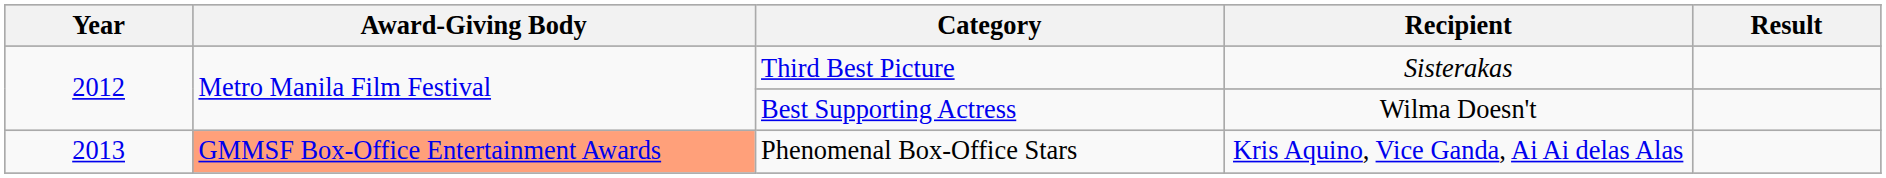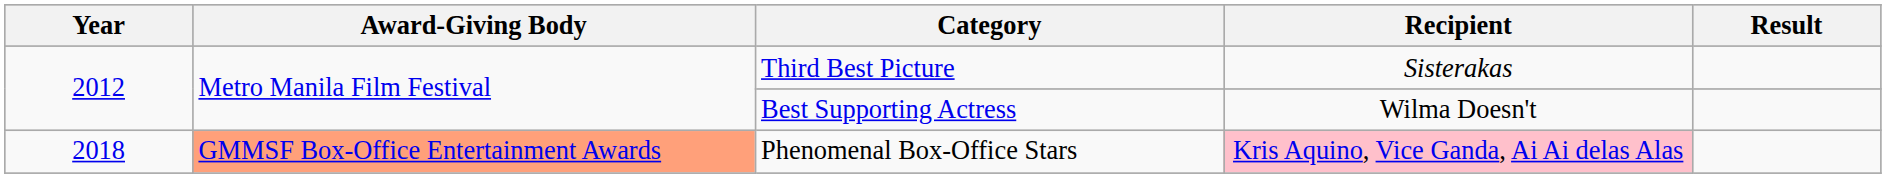(99, 151) 2013 -> (99, 151) 2018
(1458, 151) no background -> (1458, 151) pink background
